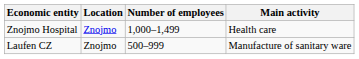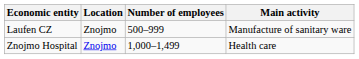rows swapped: (42, 29) <-> (29, 45)
